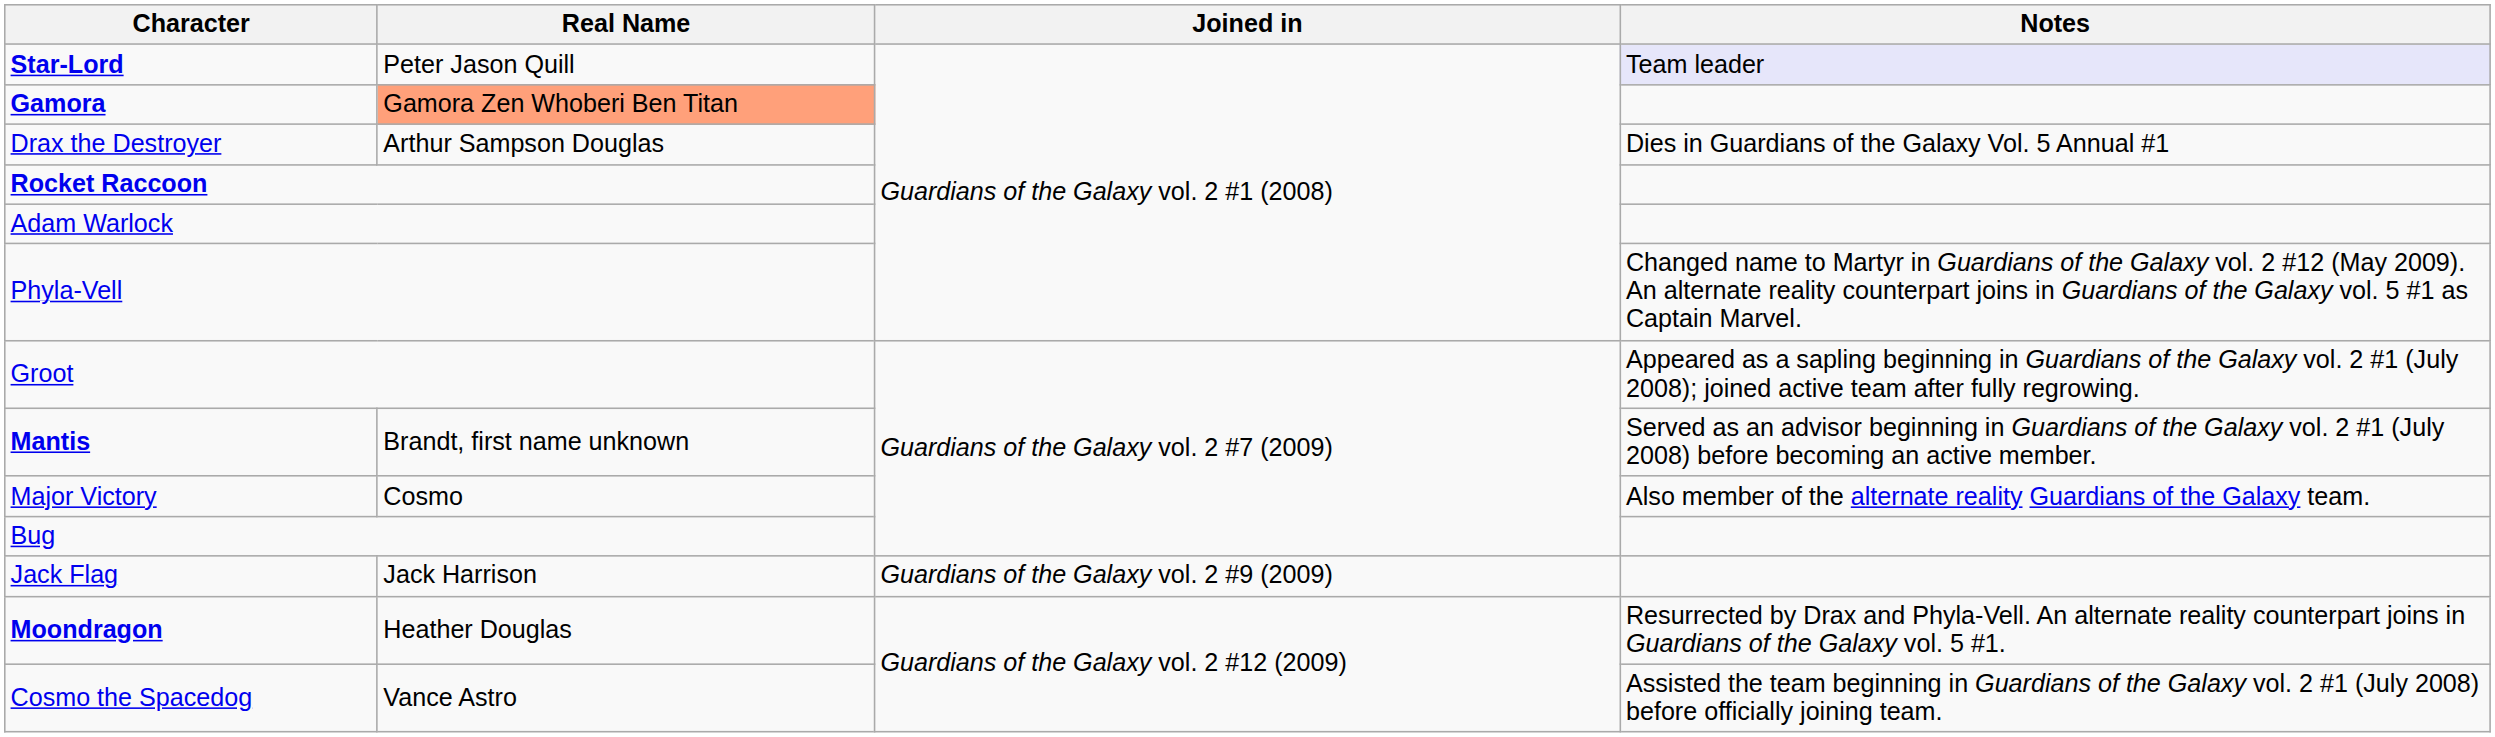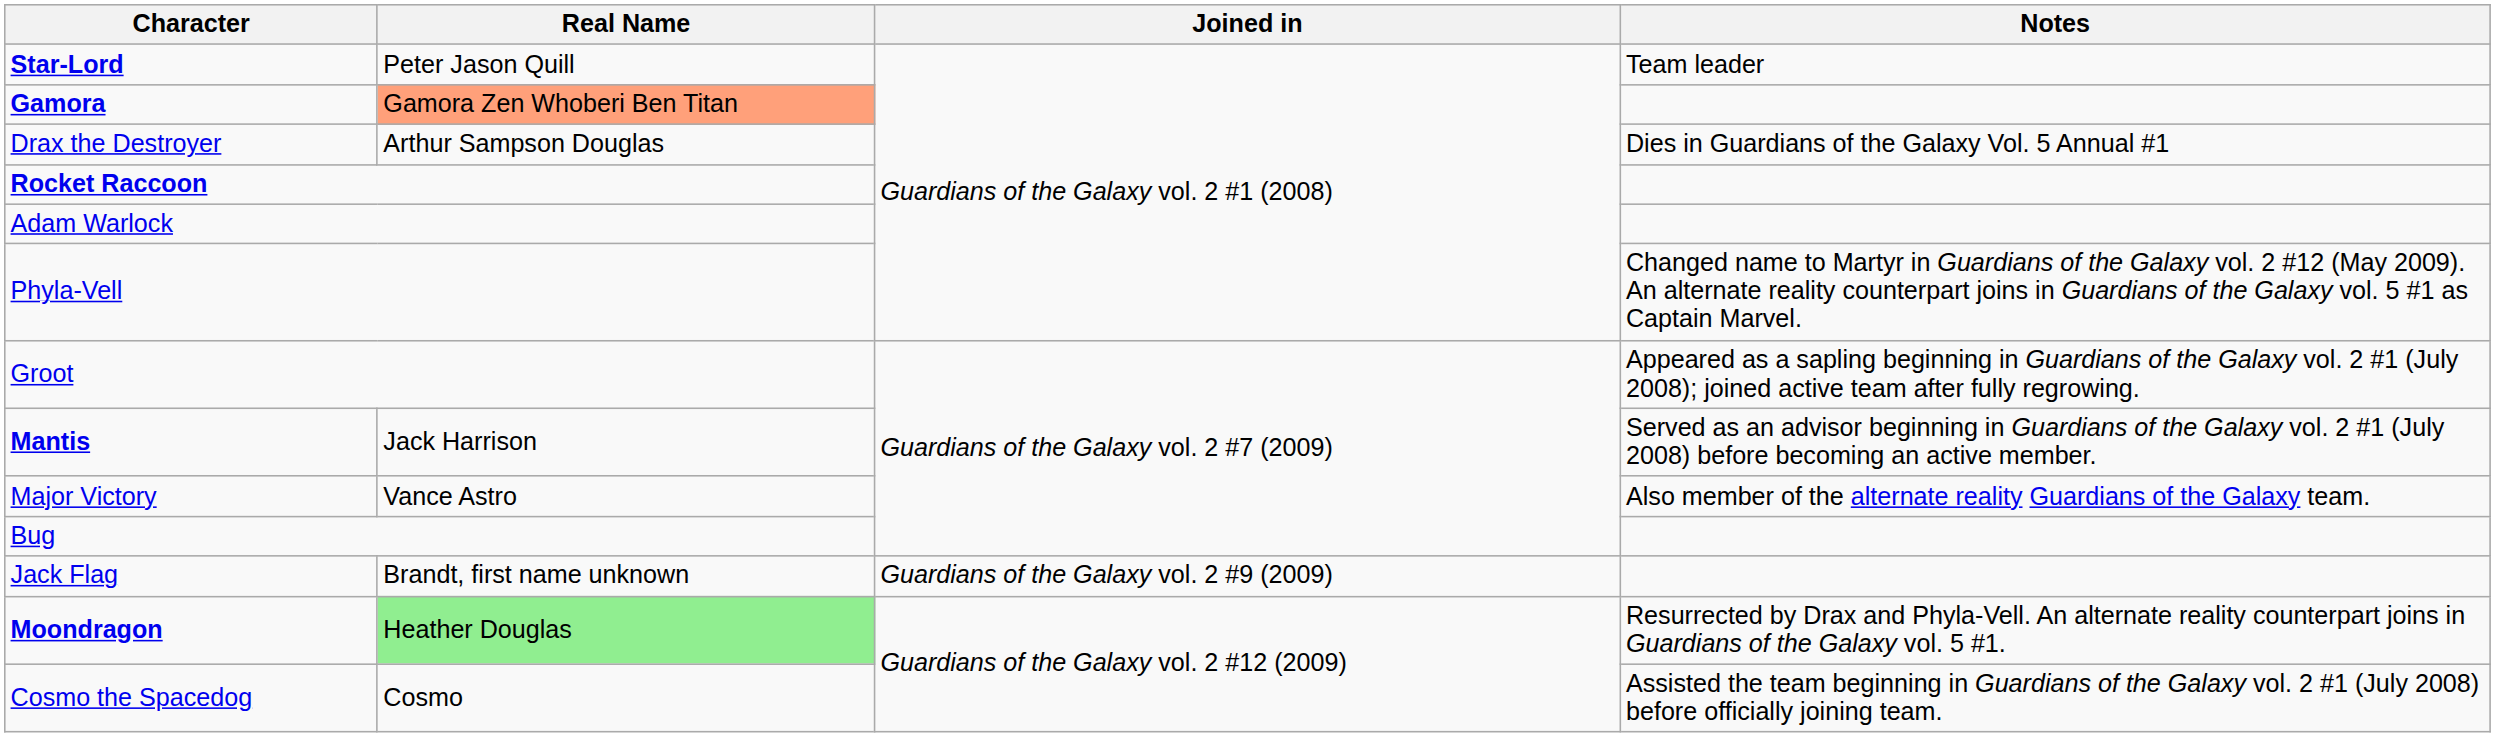(1695, 64) lavender background -> (1695, 64) no background
(536, 442) Brandt, first name unknown -> (460, 442) Jack Harrison
(423, 496) Cosmo -> (450, 496) Vance Astro
(460, 575) Jack Harrison -> (536, 575) Brandt, first name unknown
(478, 629) no background -> (478, 629) lightgreen background
(450, 697) Vance Astro -> (423, 697) Cosmo
